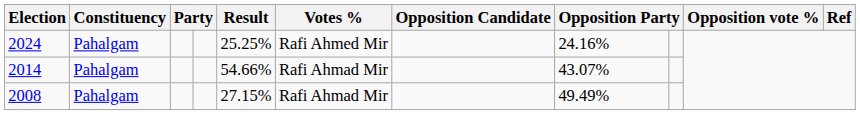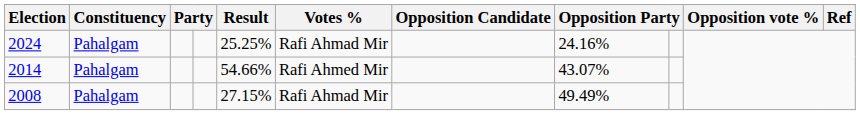(333, 43) Rafi Ahmed Mir -> (333, 43) Rafi Ahmad Mir
(333, 69) Rafi Ahmad Mir -> (333, 69) Rafi Ahmed Mir
